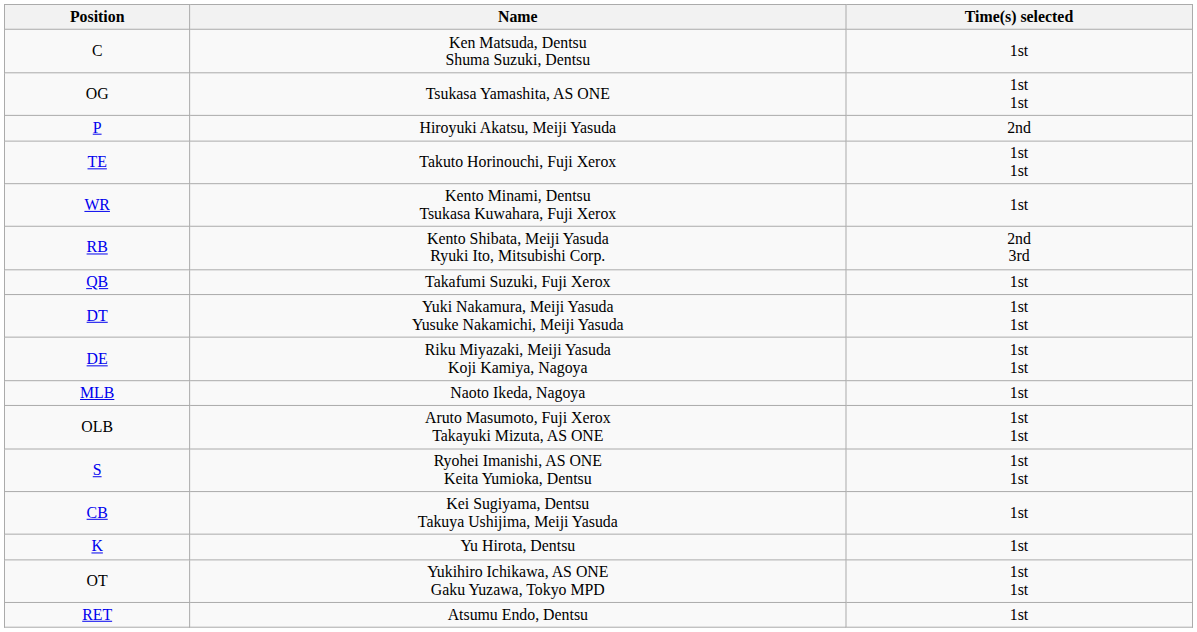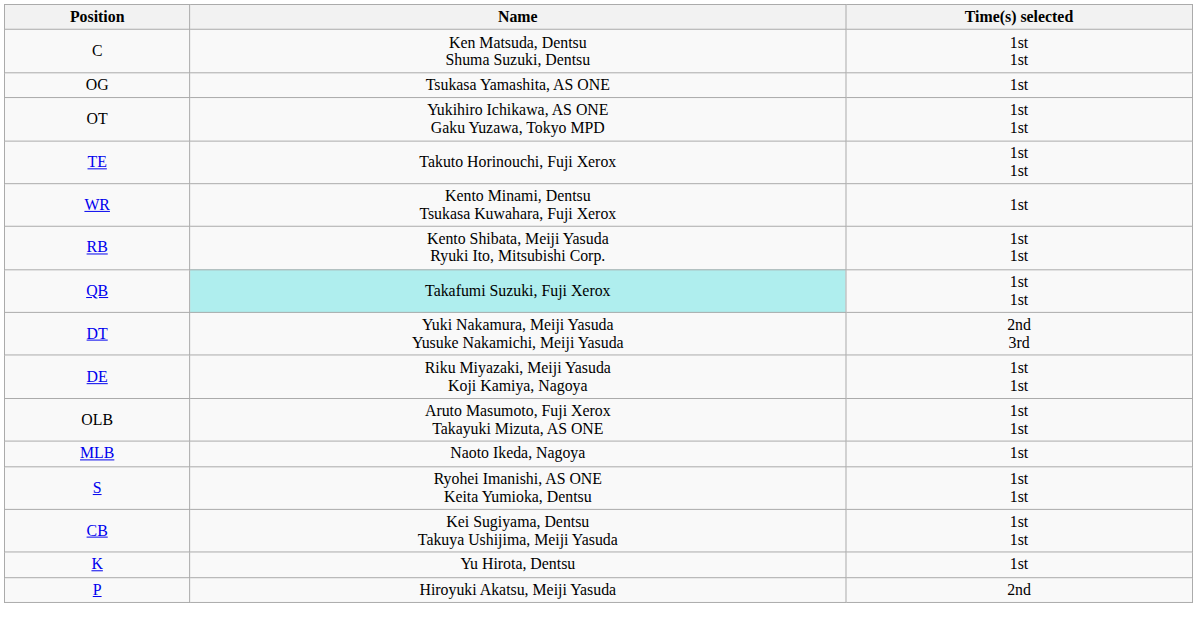(1019, 51) 1st -> (1019, 51) 1st 1st
(1019, 94) 1st 1st -> (1019, 85) 1st
rows swapped: (97, 580) <-> (97, 128)
(1019, 247) 2nd 3rd -> (1019, 247) 1st 1st
(518, 282) no background -> (518, 290) paleturquoise background
(1019, 282) 1st -> (1019, 290) 1st 1st
(1019, 316) 1st 1st -> (1019, 333) 2nd 3rd
rows swapped: (97, 393) <-> (97, 427)
(1019, 512) 1st -> (1019, 530) 1st 1st
- row: (97, 615)
